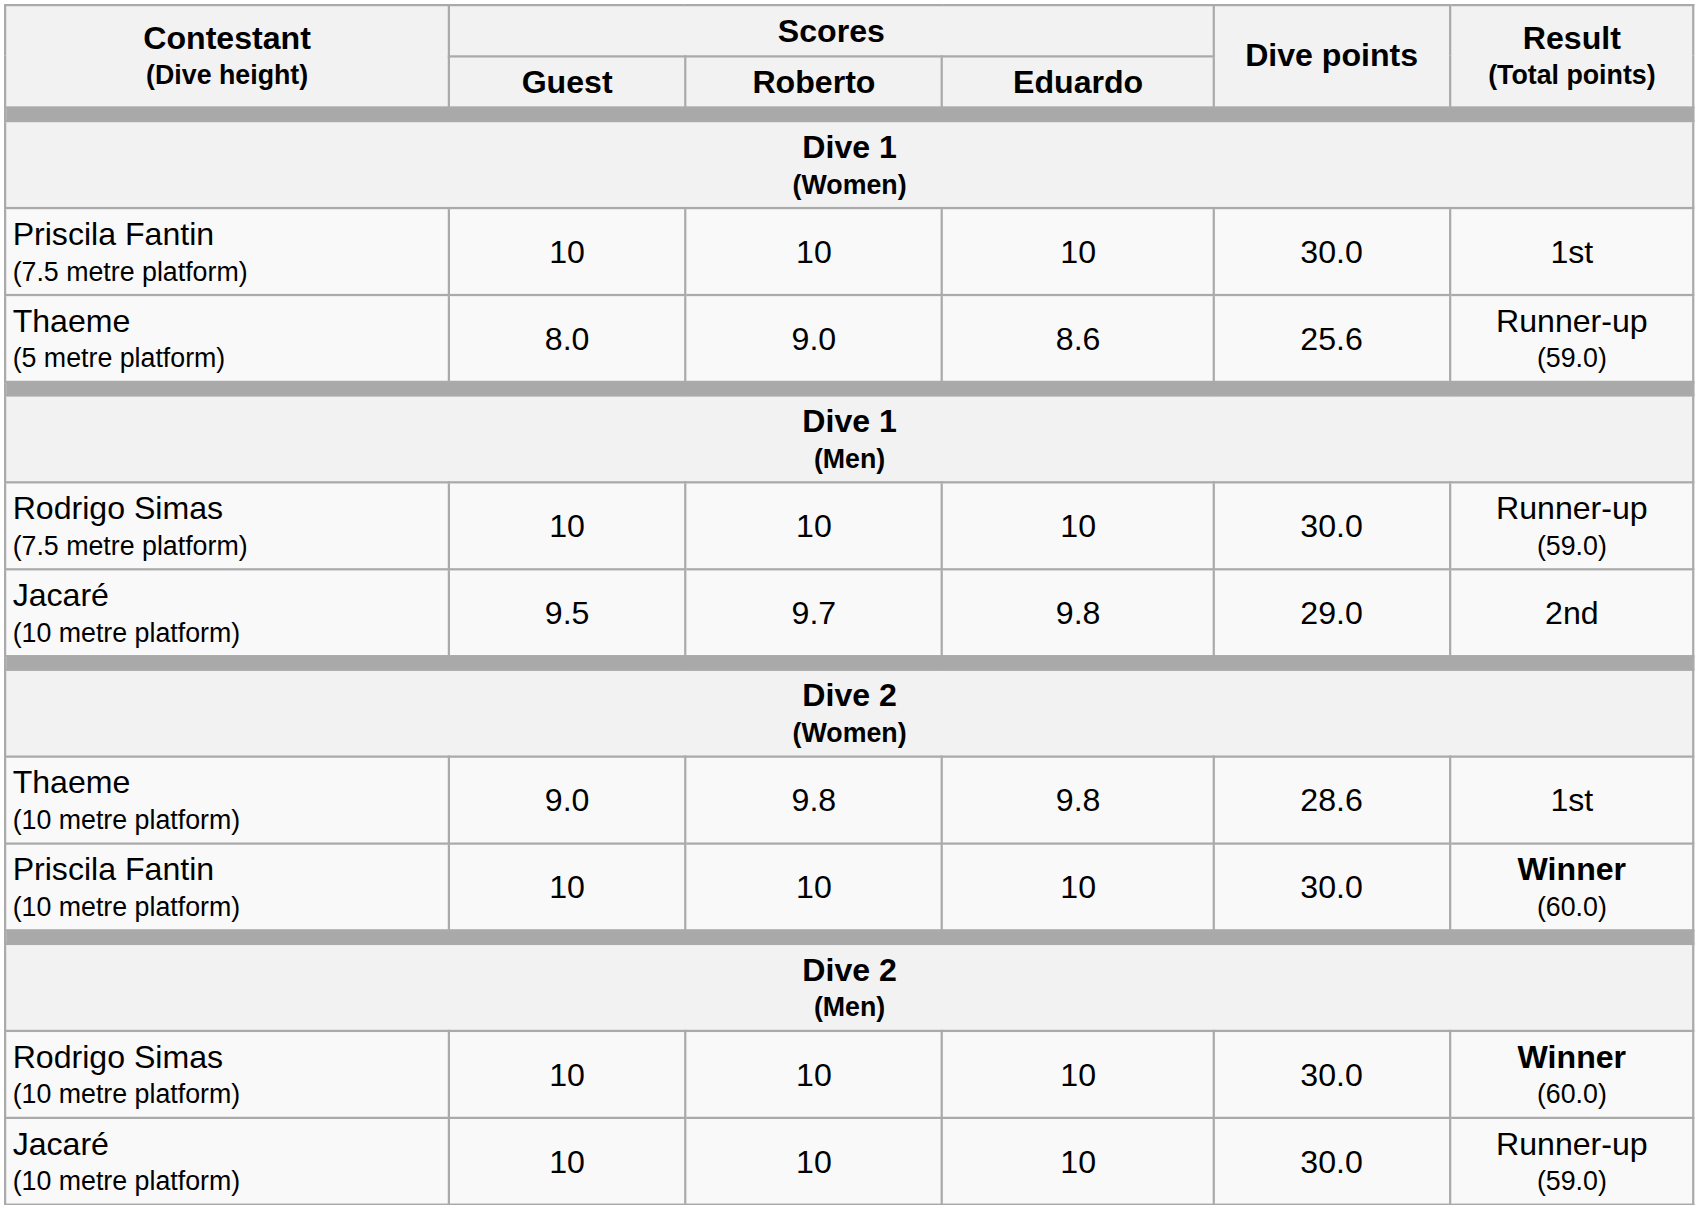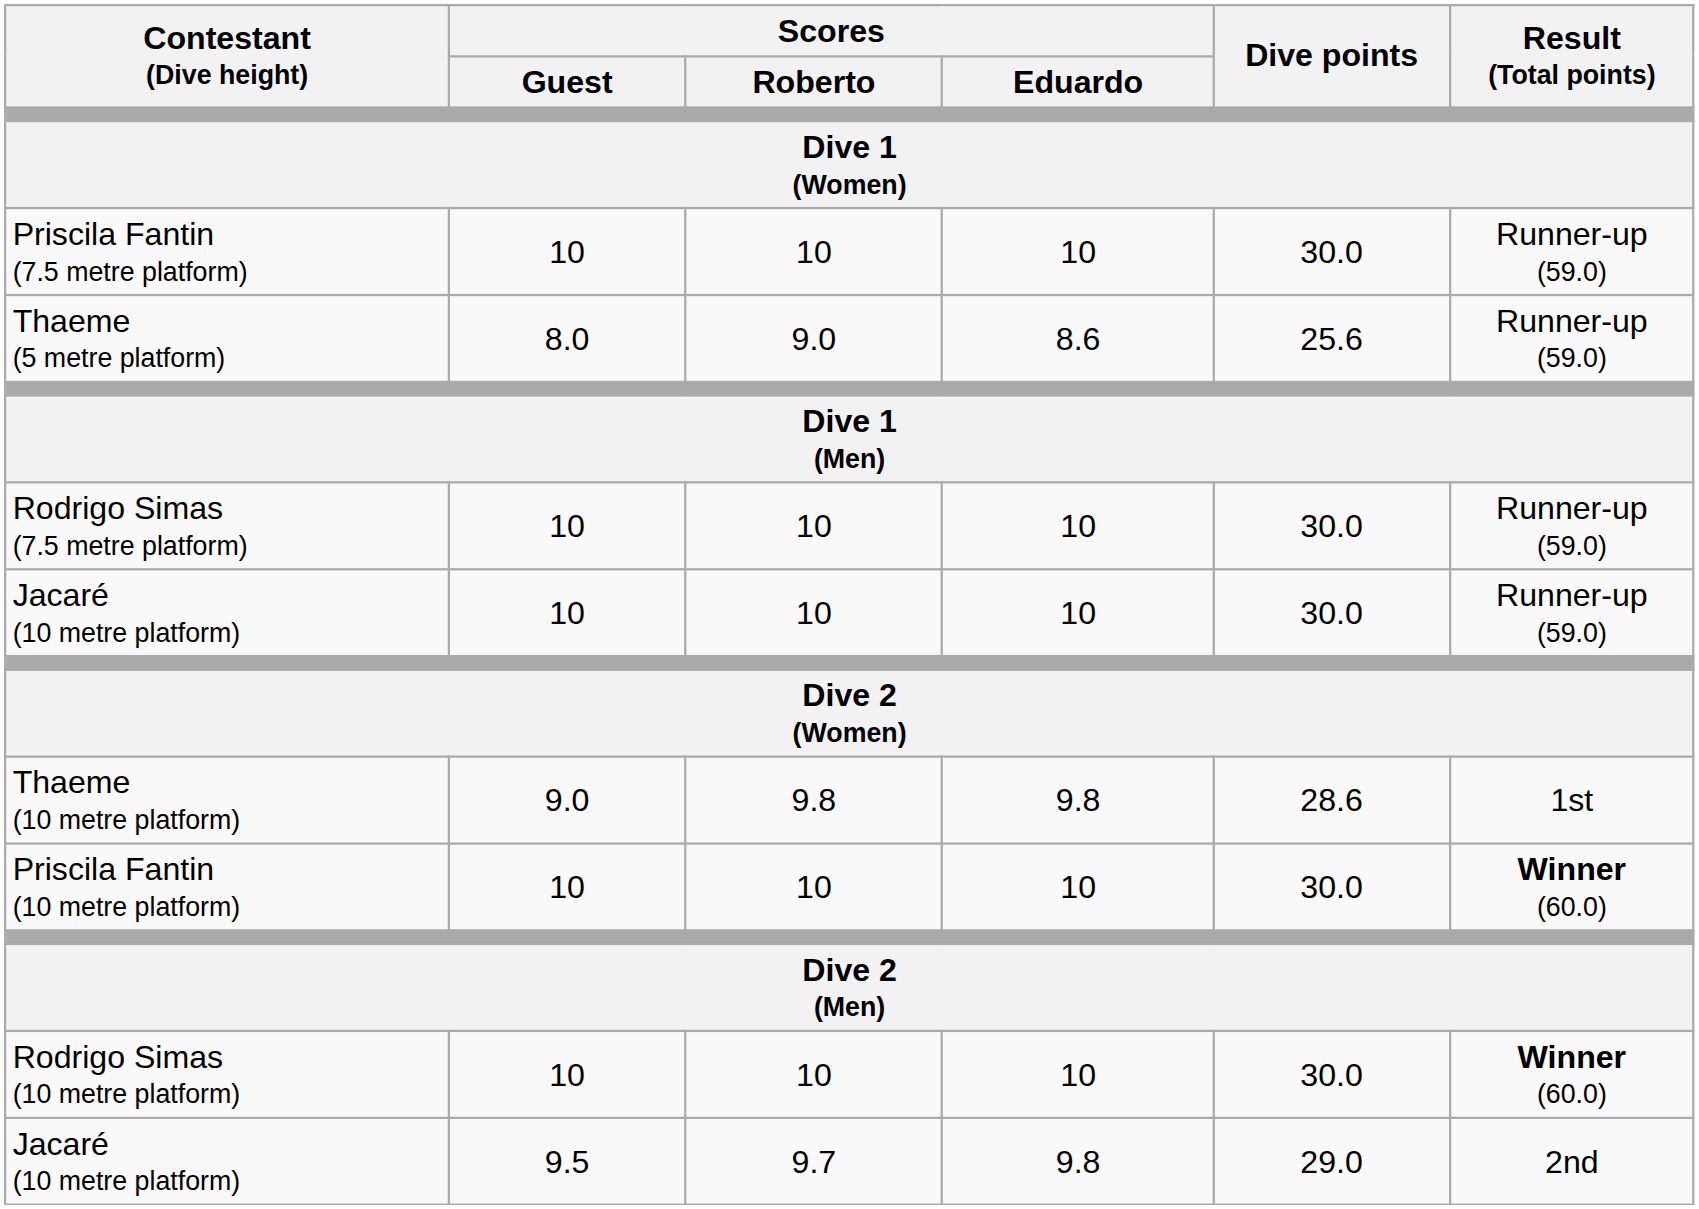(1572, 252) 1st -> (1572, 252) Runner-up (59.0)
rows swapped: (126, 612) <-> (126, 1161)
